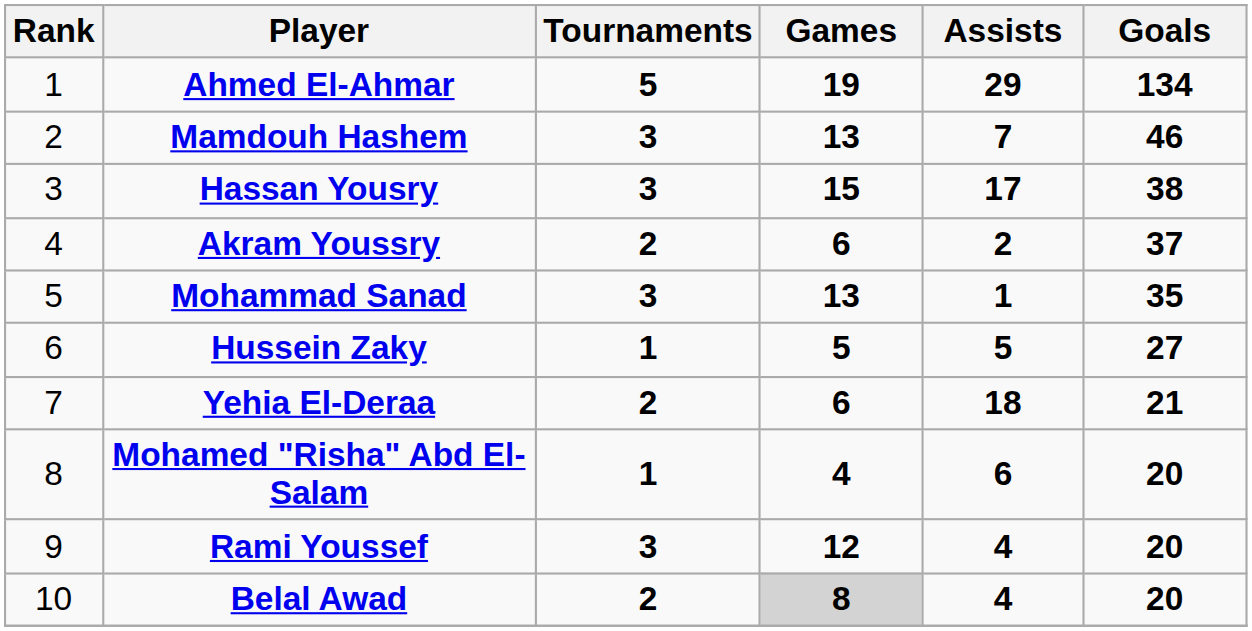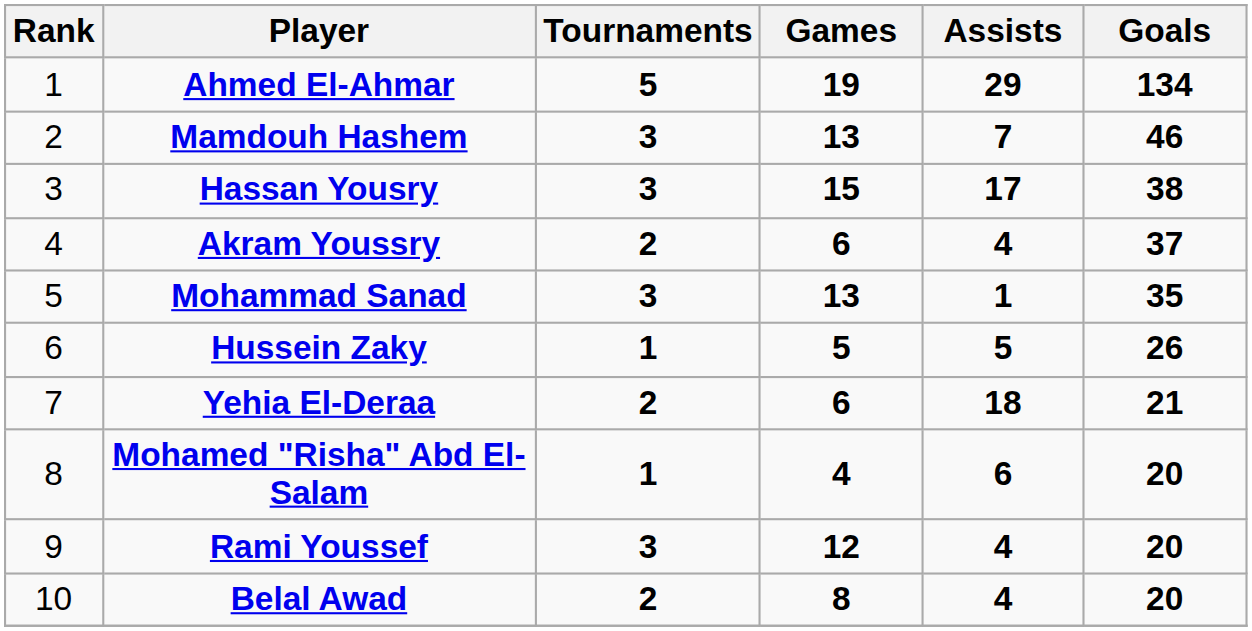(1003, 243) 2 -> (1003, 243) 4
(1165, 349) 27 -> (1165, 349) 26
(841, 598) lightgrey background -> (841, 598) no background
